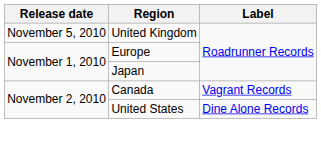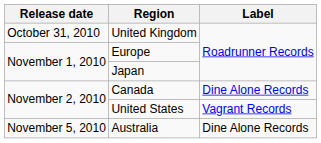(57, 33) November 5, 2010 -> (54, 33) October 31, 2010
(247, 90) Vagrant Records -> (255, 90) Dine Alone Records
(255, 109) Dine Alone Records -> (247, 109) Vagrant Records
+ row: (135, 128)
